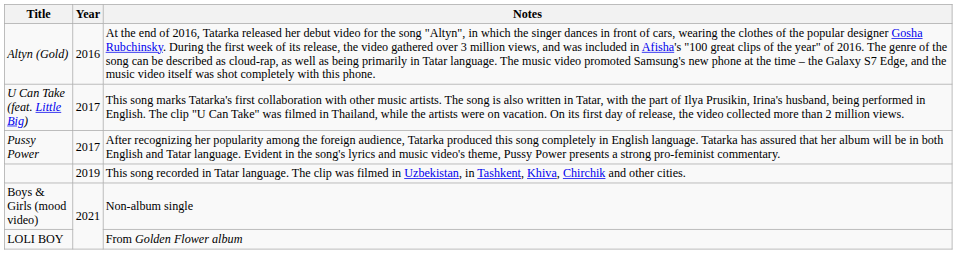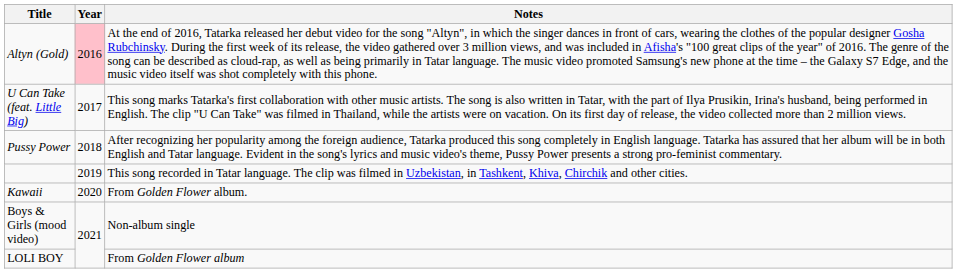(88, 53) no background -> (90, 53) pink background
(88, 147) 2017 -> (90, 147) 2018
+ row: (25, 192)
